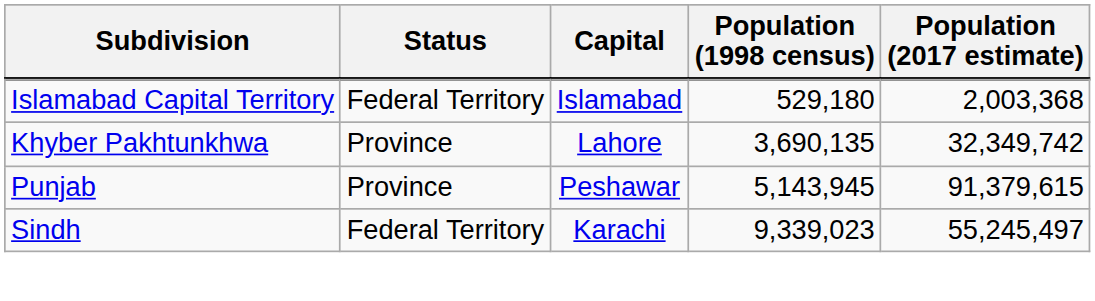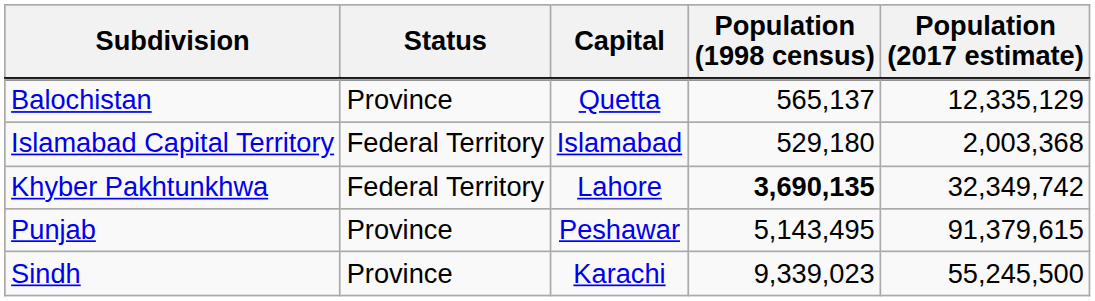+ row: (81, 100)
(400, 143) Province -> (445, 186) Federal Territory
(814, 143) normal -> (814, 186) bold
(814, 186) 5,143,945 -> (814, 230) 5,143,495
(445, 230) Federal Territory -> (400, 273) Province
(1016, 230) 55,245,497 -> (1016, 273) 55,245,500
